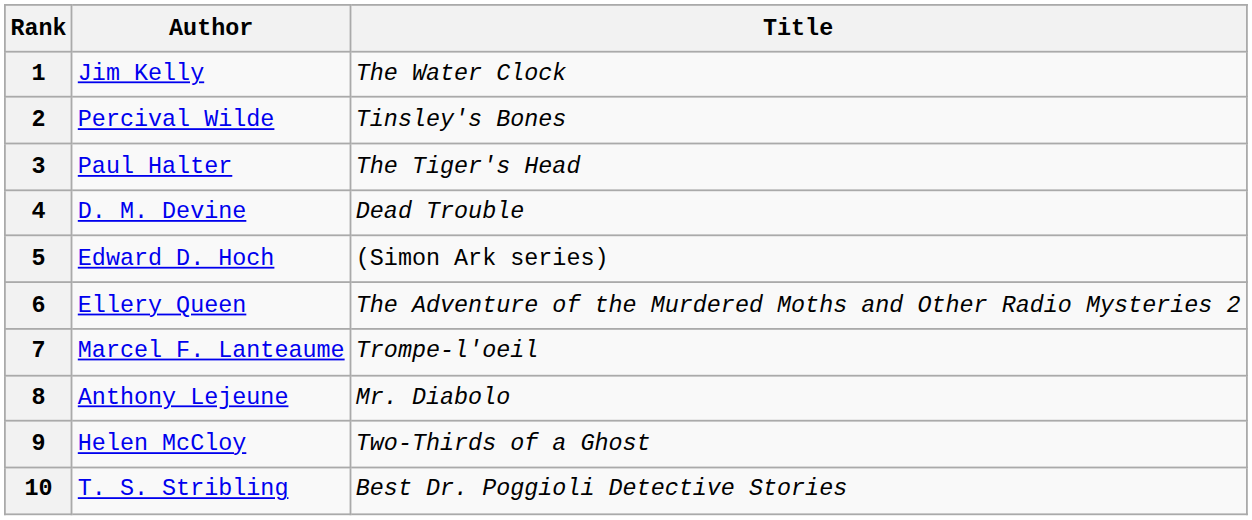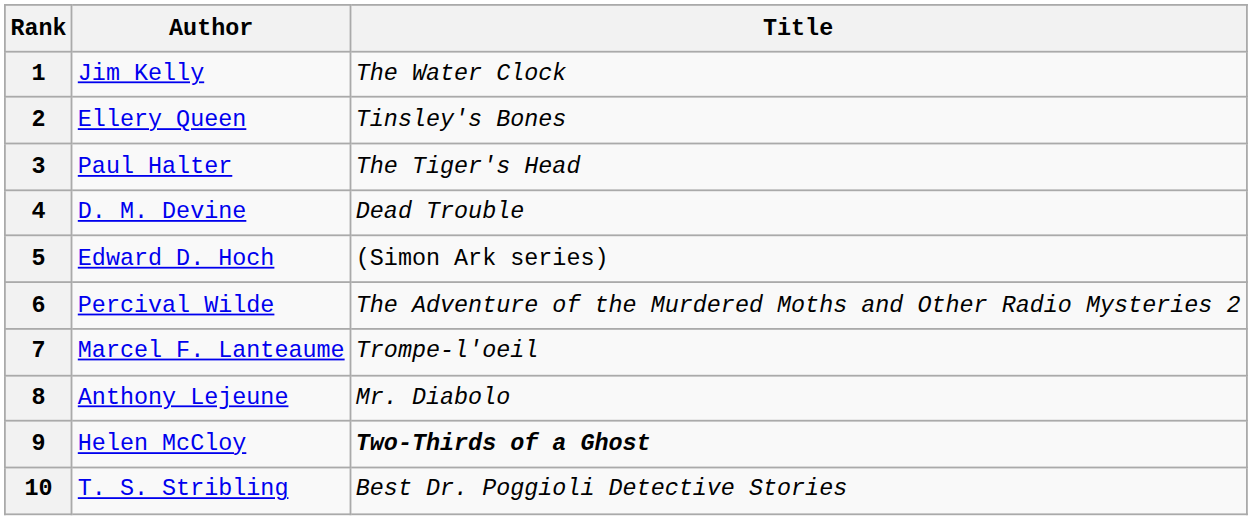(176, 120) Percival Wilde -> (162, 120) Ellery Queen
(162, 305) Ellery Queen -> (176, 305) Percival Wilde
(503, 444) normal -> (503, 444) bold
